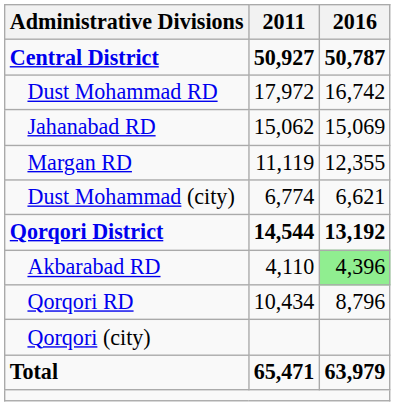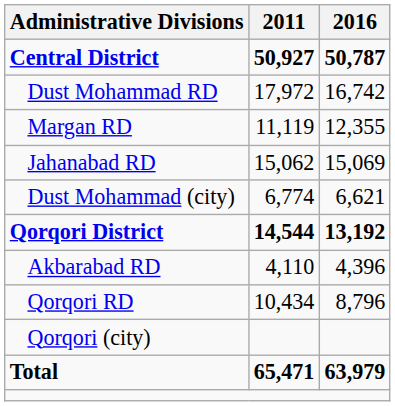rows swapped: (92, 127) <-> (80, 162)
(360, 267) lightgreen background -> (360, 267) no background
